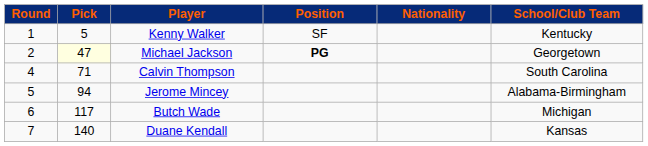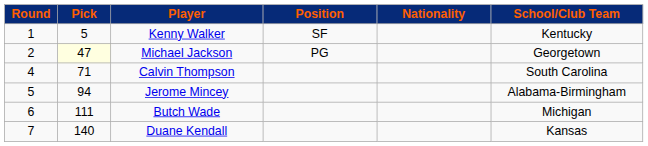(320, 53) bold -> (320, 53) normal
(84, 111) 117 -> (84, 111) 111
